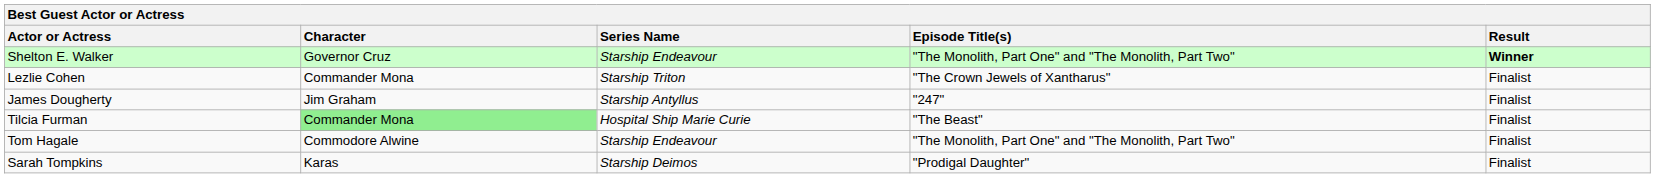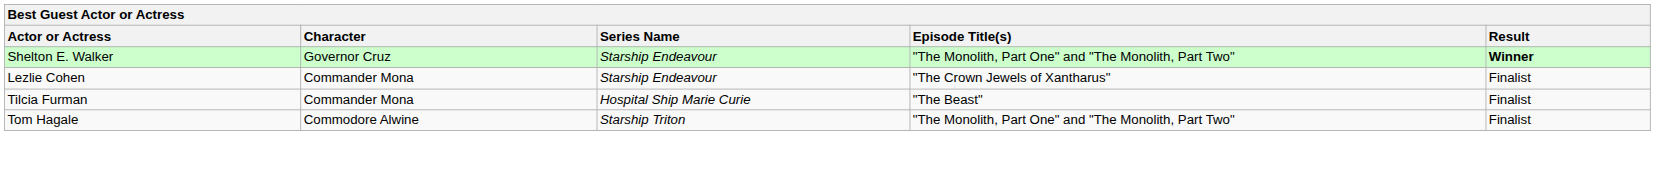(643, 78) Starship Triton -> (658, 78) Starship Endeavour
- row: (60, 99)
(359, 120) lightgreen background -> (359, 99) no background
(658, 141) Starship Endeavour -> (643, 120) Starship Triton
- row: (55, 162)
